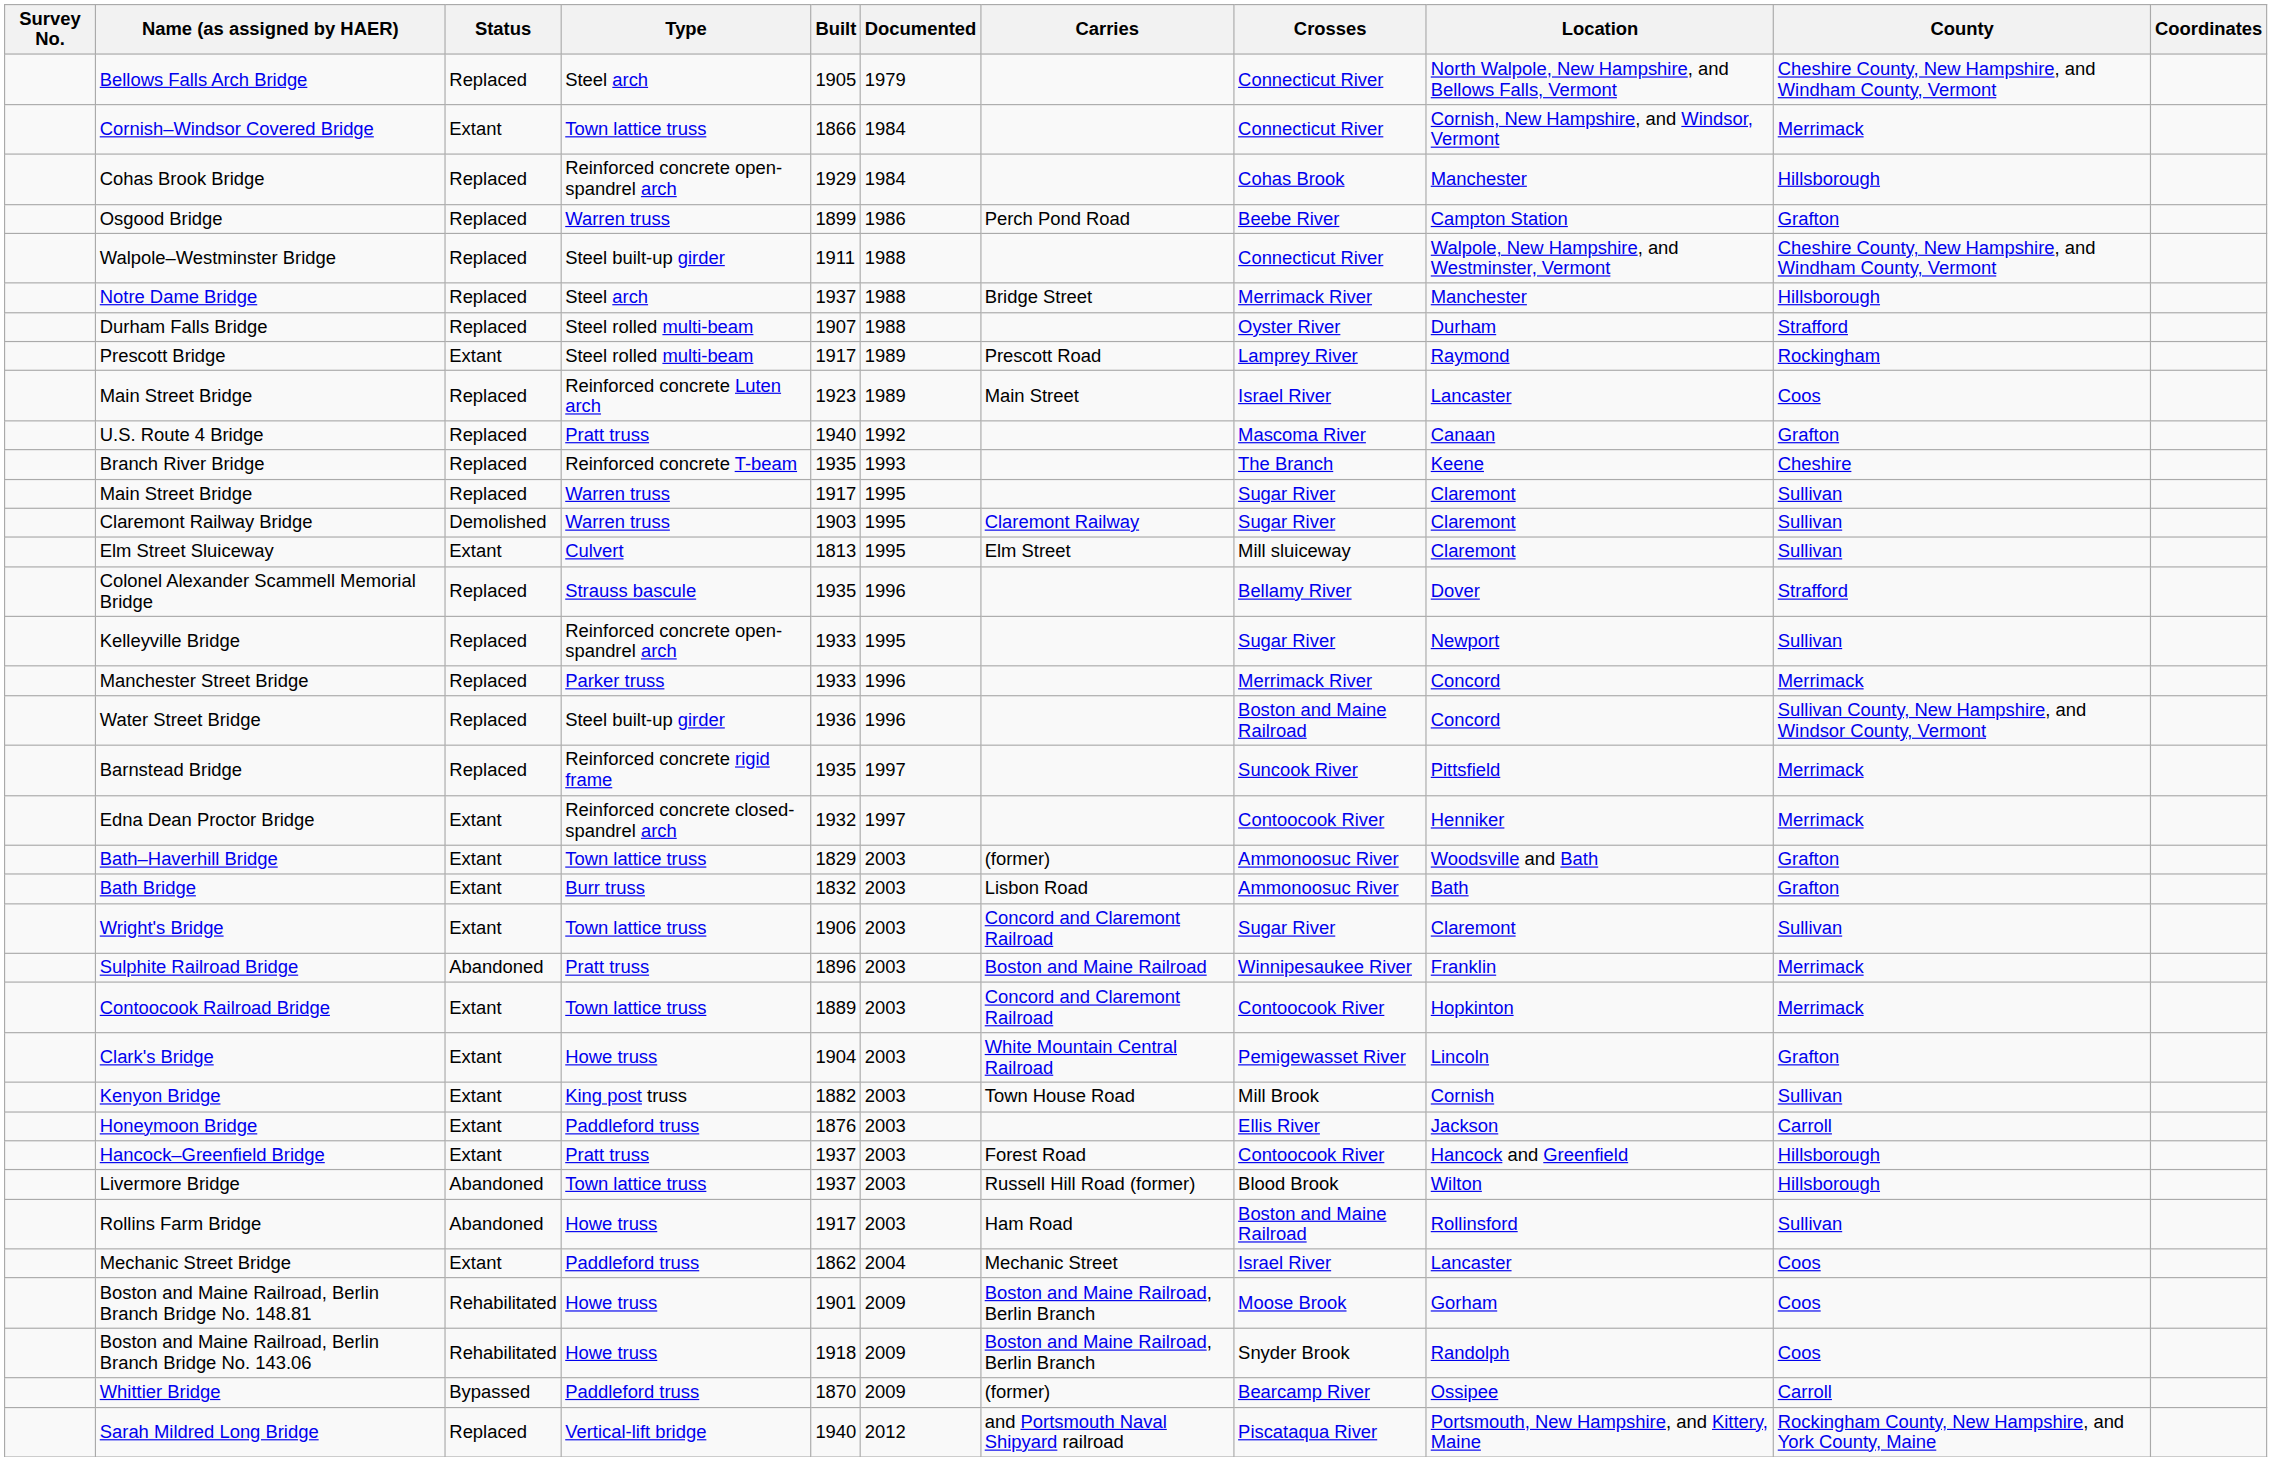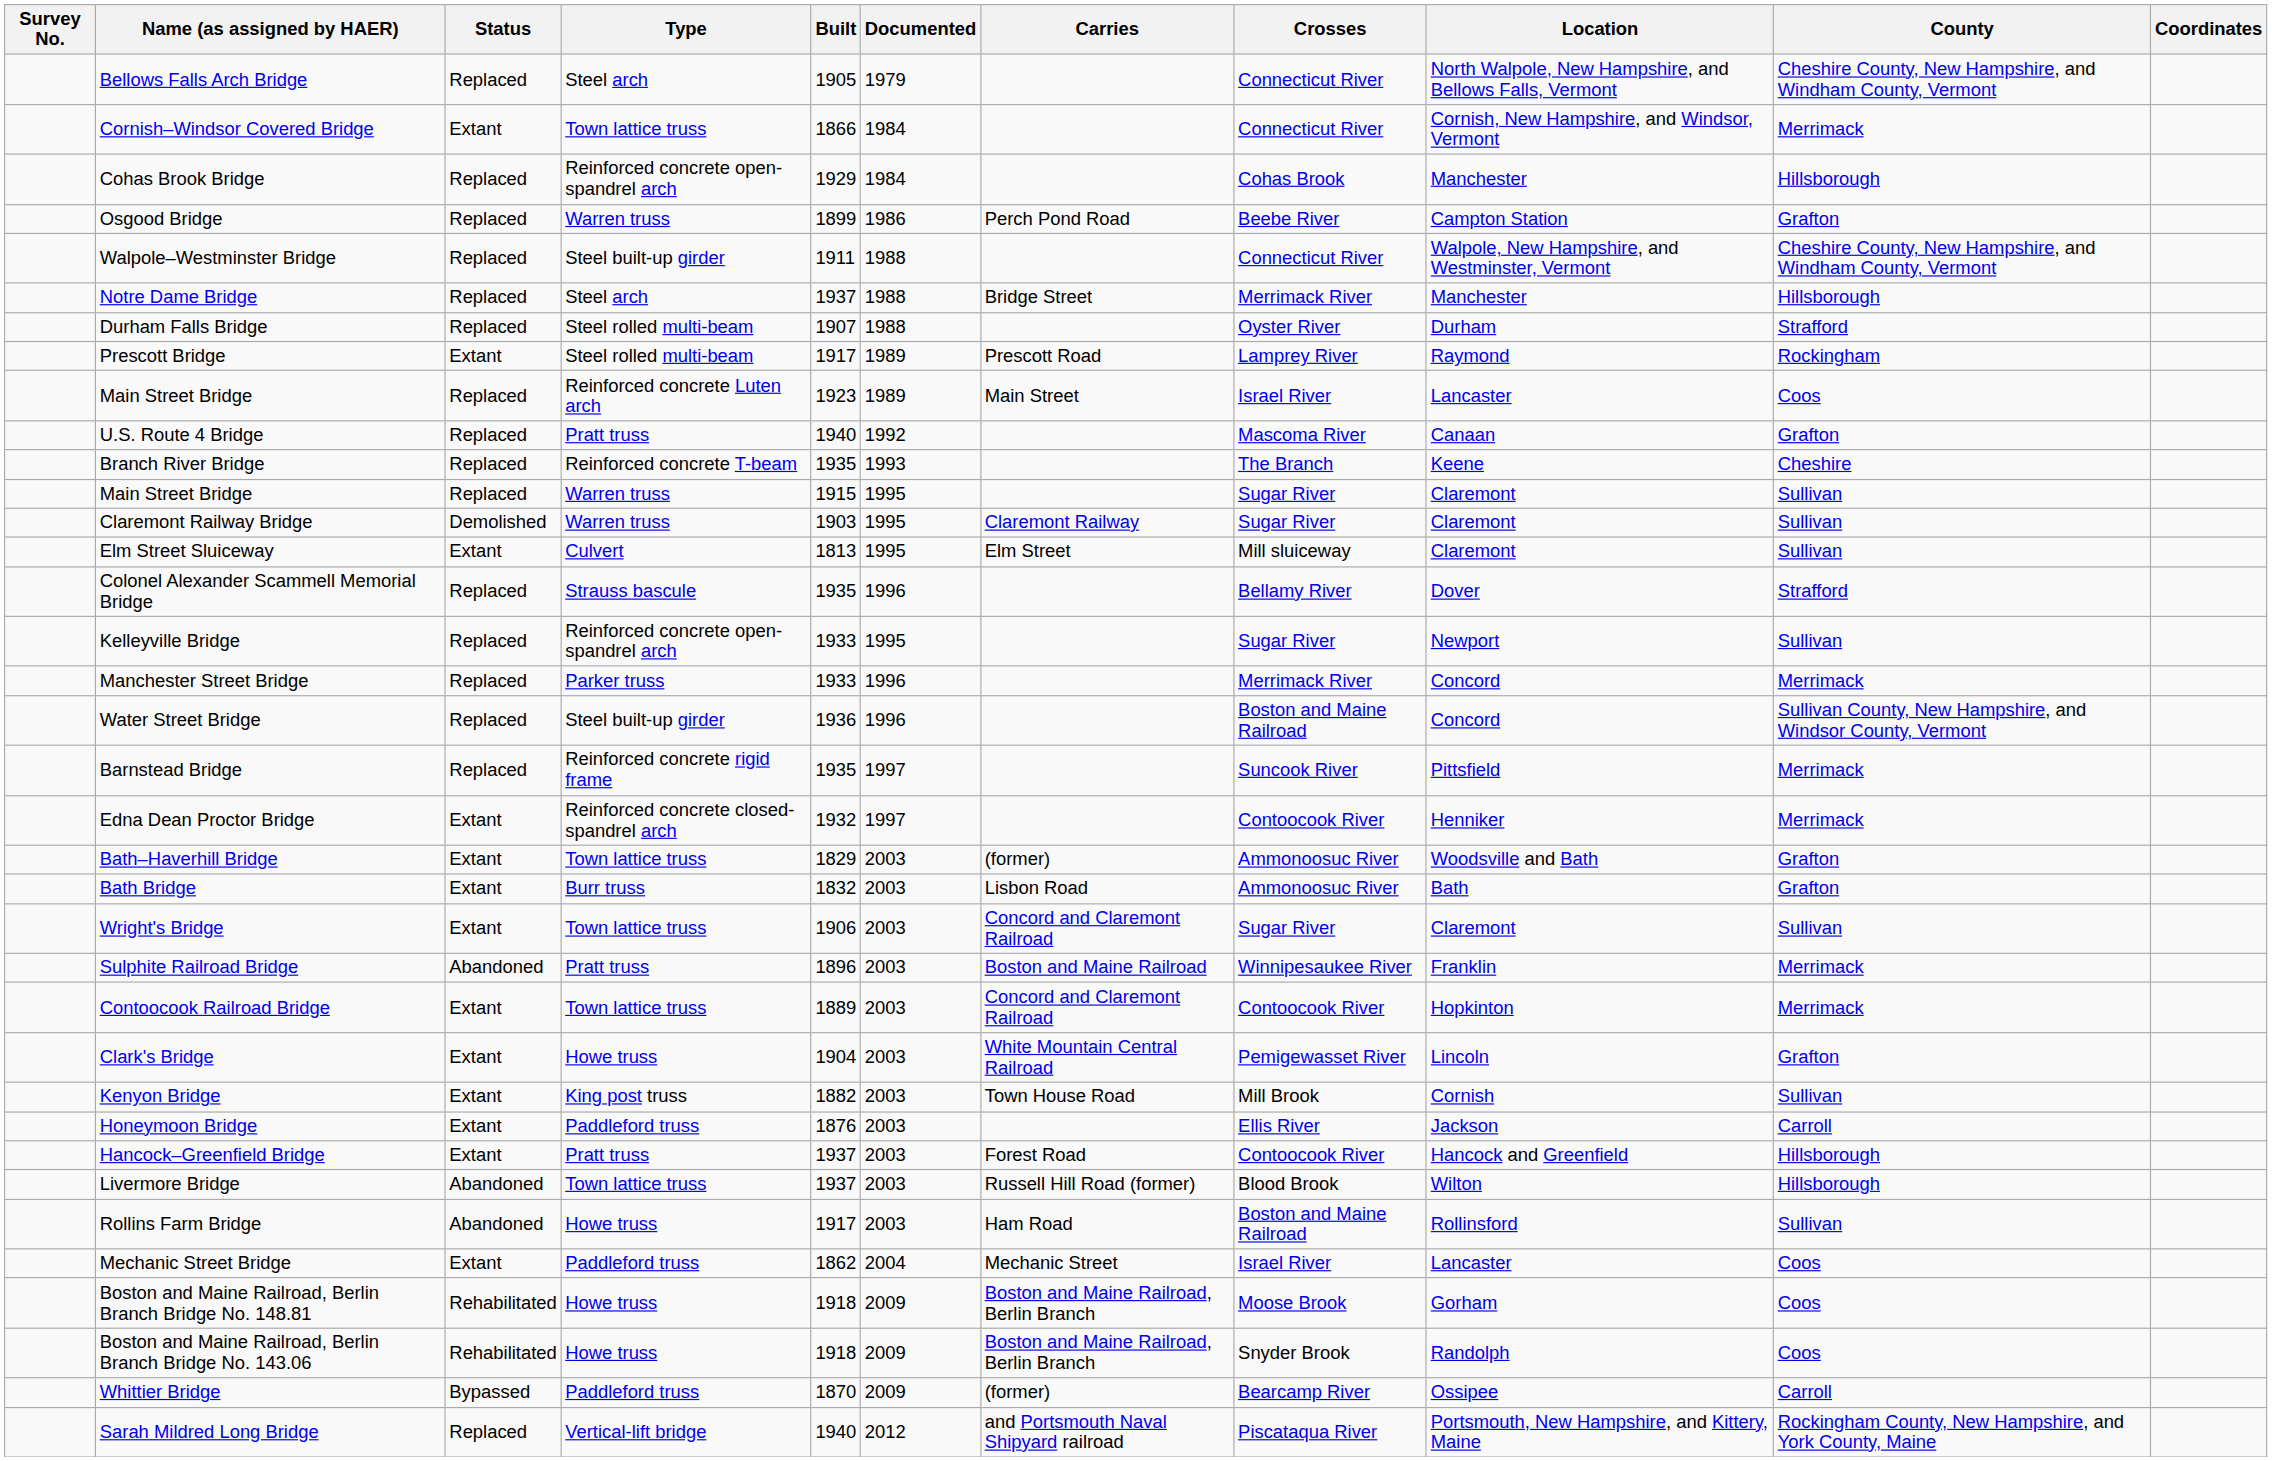(836, 493) 1917 -> (836, 493) 1915
(836, 1302) 1901 -> (836, 1302) 1918
